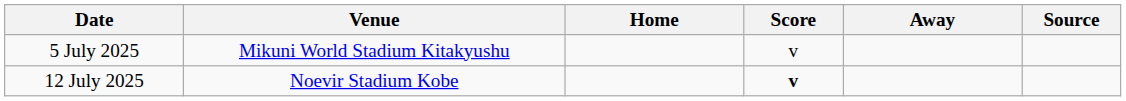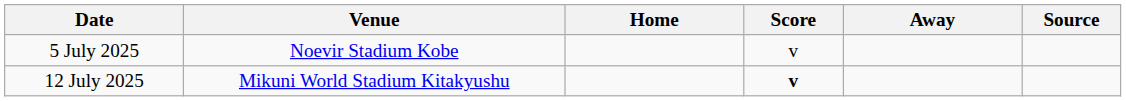(374, 50) Mikuni World Stadium Kitakyushu -> (374, 50) Noevir Stadium Kobe
(374, 80) Noevir Stadium Kobe -> (374, 80) Mikuni World Stadium Kitakyushu
